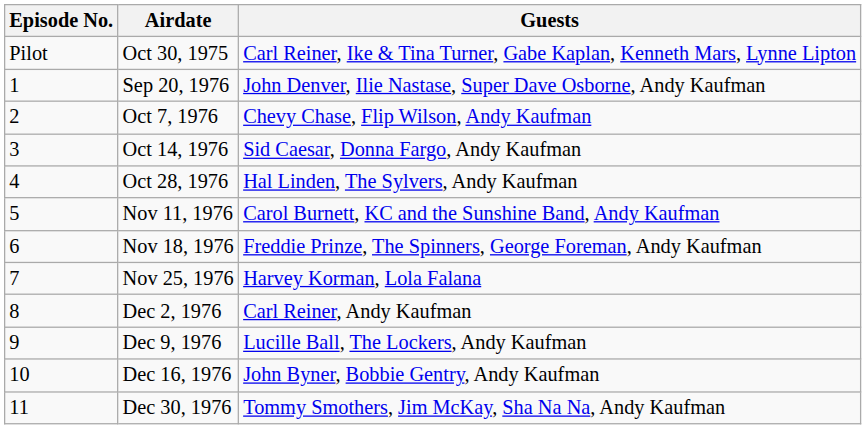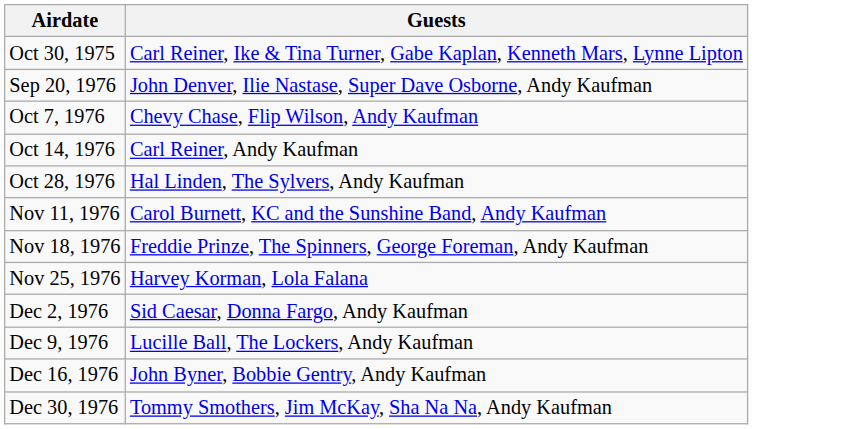- column: (61, 20)
(412, 149) Sid Caesar, Donna Fargo, Andy Kaufman -> (244, 149) Carl Reiner, Andy Kaufman
(357, 310) Carl Reiner, Andy Kaufman -> (299, 310) Sid Caesar, Donna Fargo, Andy Kaufman
